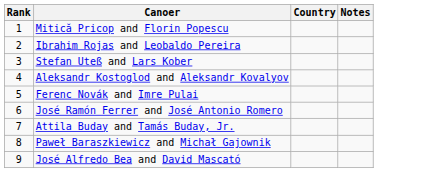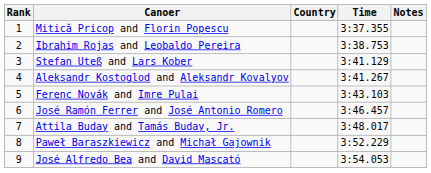+ column: (365, 13)
